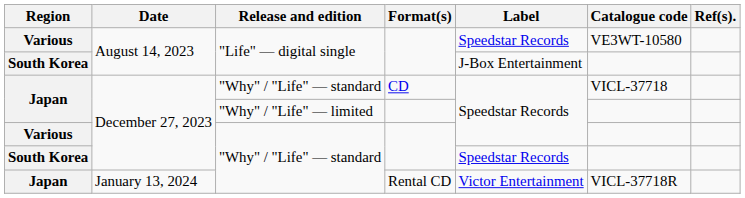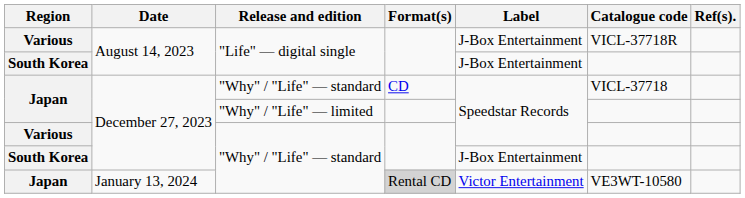(514, 39) Speedstar Records -> (520, 39) J-Box Entertainment
(636, 39) VE3WT-10580 -> (634, 39) VICL-37718R
(514, 157) Speedstar Records -> (520, 157) J-Box Entertainment
(420, 181) no background -> (420, 181) lightgrey background
(634, 181) VICL-37718R -> (636, 181) VE3WT-10580
